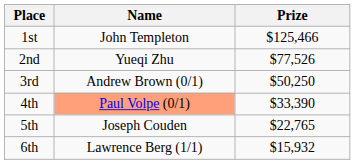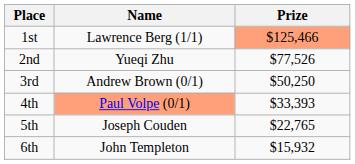(145, 37) John Templeton -> (145, 37) Lawrence Berg (1/1)
(292, 37) no background -> (292, 37) lightsalmon background
(292, 103) $33,390 -> (292, 103) $33,393
(145, 147) Lawrence Berg (1/1) -> (145, 147) John Templeton
